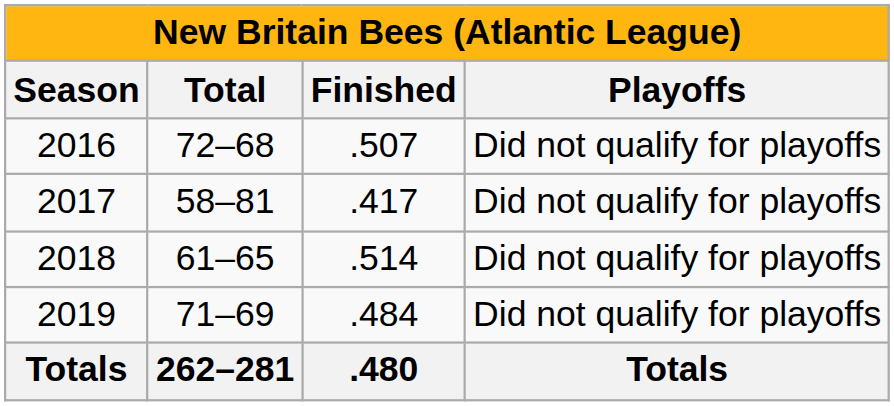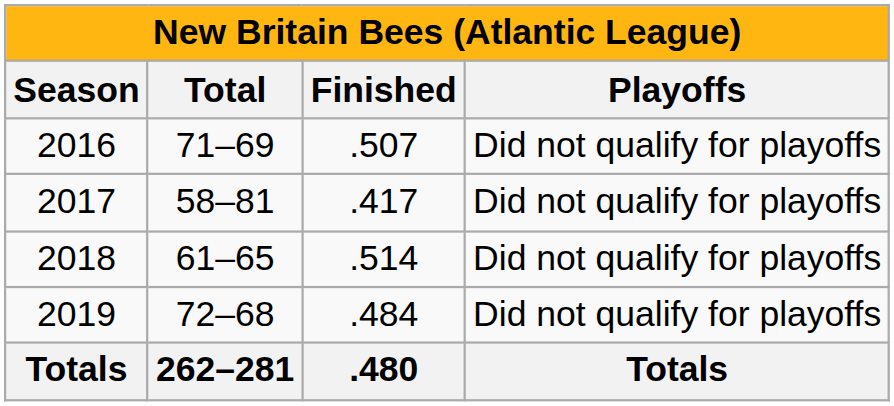(225, 145) 72–68 -> (225, 145) 71–69
(225, 314) 71–69 -> (225, 314) 72–68
